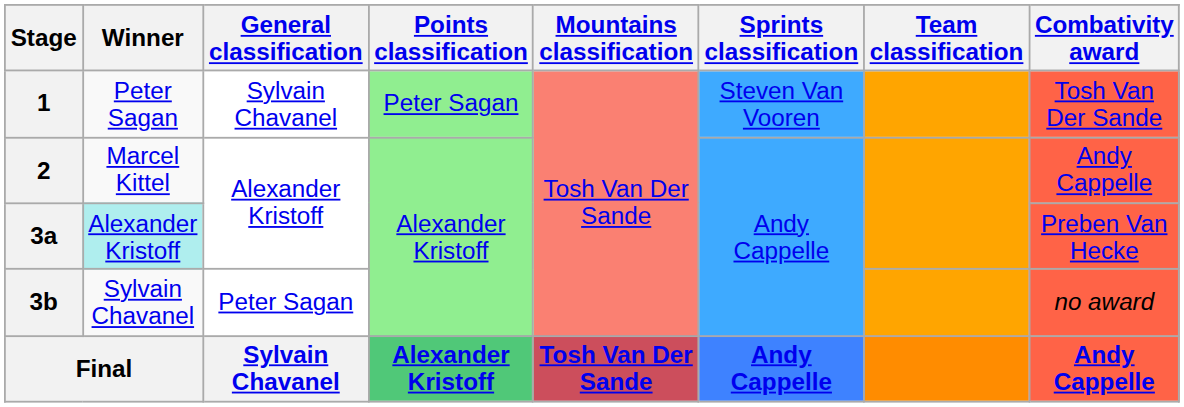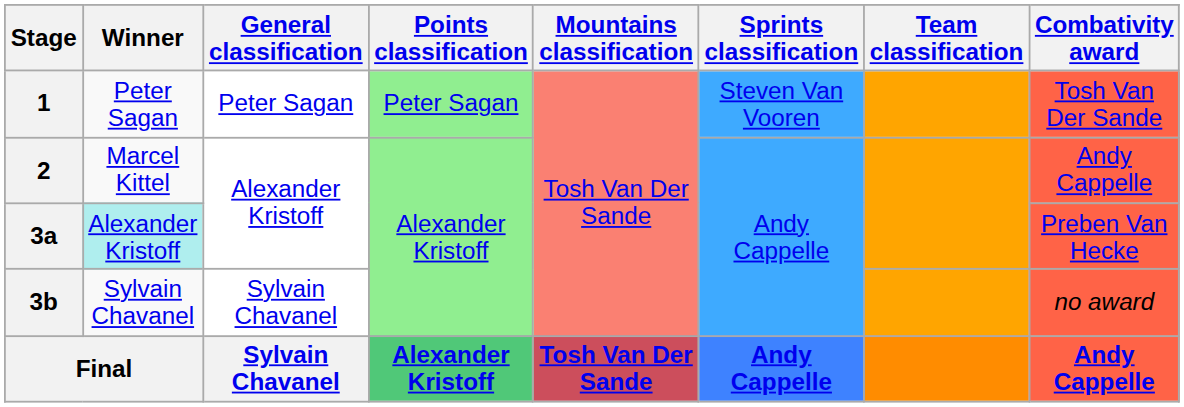(286, 104) Sylvain Chavanel -> (286, 104) Peter Sagan
(286, 303) Peter Sagan -> (286, 303) Sylvain Chavanel
